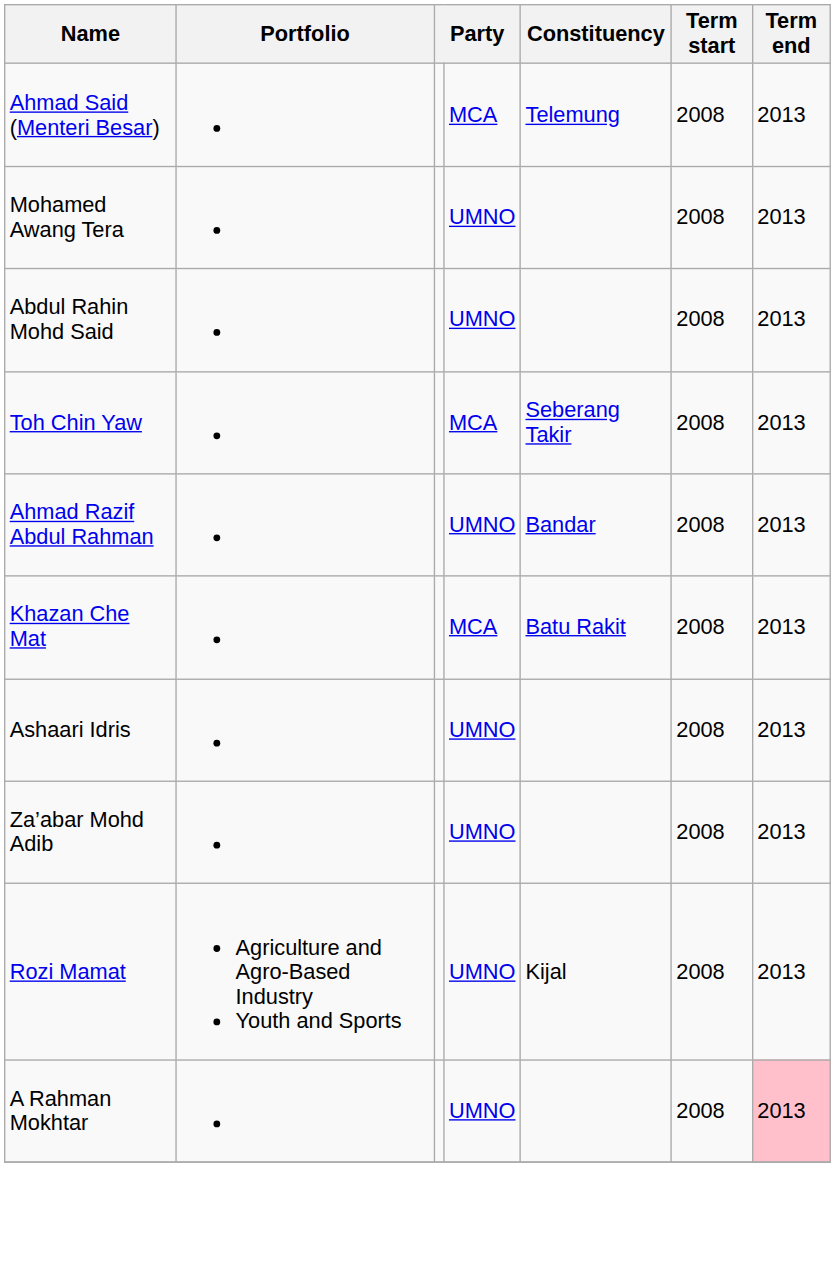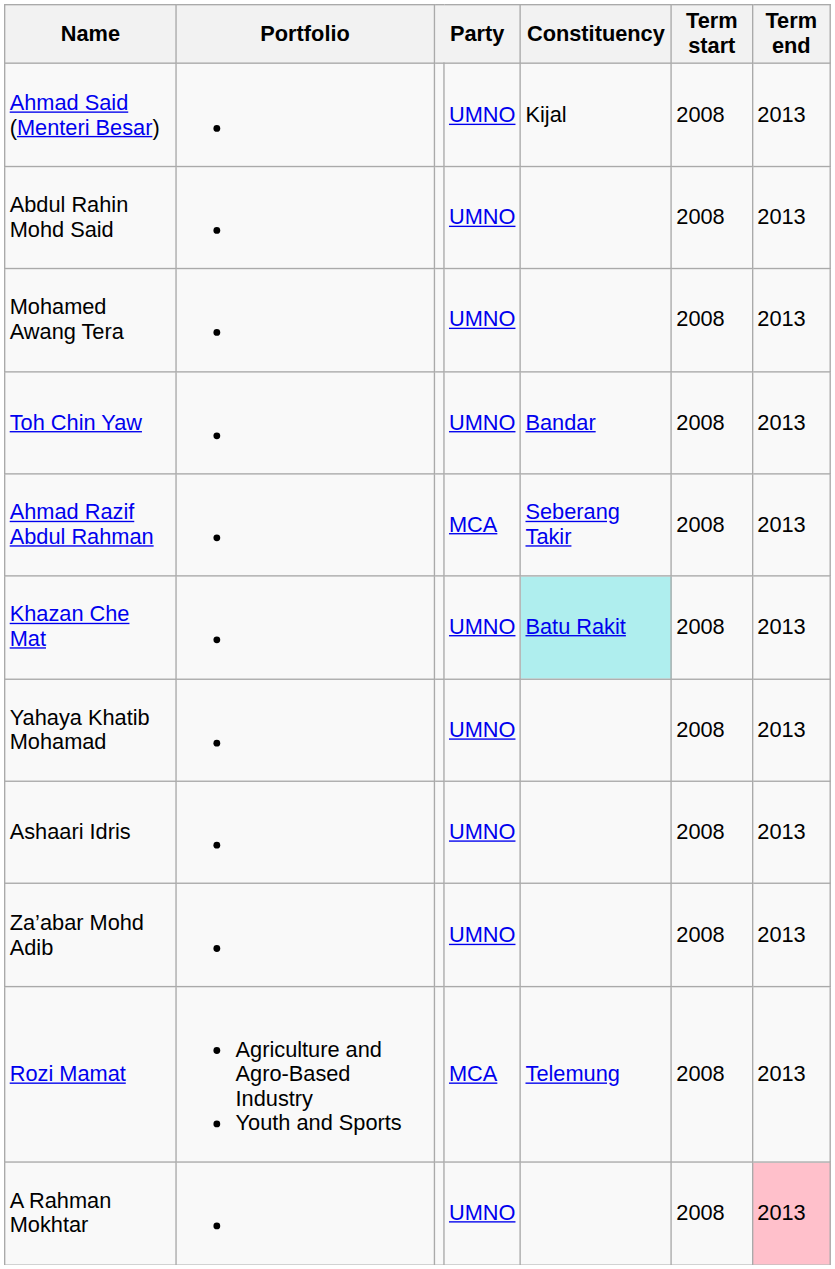(473, 114) MCA -> (482, 114) UMNO
(573, 114) Telemung -> (546, 114) Kijal
rows swapped: (67, 217) <-> (69, 319)
(473, 422) MCA -> (482, 422) UMNO
(573, 422) Seberang Takir -> (561, 422) Bandar
(482, 524) UMNO -> (473, 524) MCA
(561, 524) Bandar -> (573, 524) Seberang Takir
(473, 627) MCA -> (482, 627) UMNO
(576, 627) no background -> (576, 627) paleturquoise background
+ row: (80, 729)
(482, 971) UMNO -> (473, 1074) MCA
(546, 971) Kijal -> (573, 1074) Telemung
